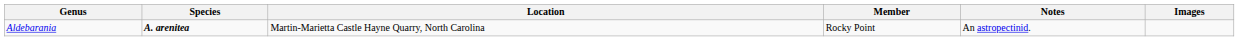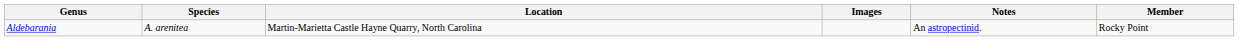columns swapped: (892, 12) <-> (1189, 12)
(167, 28) bold -> (166, 28) normal
